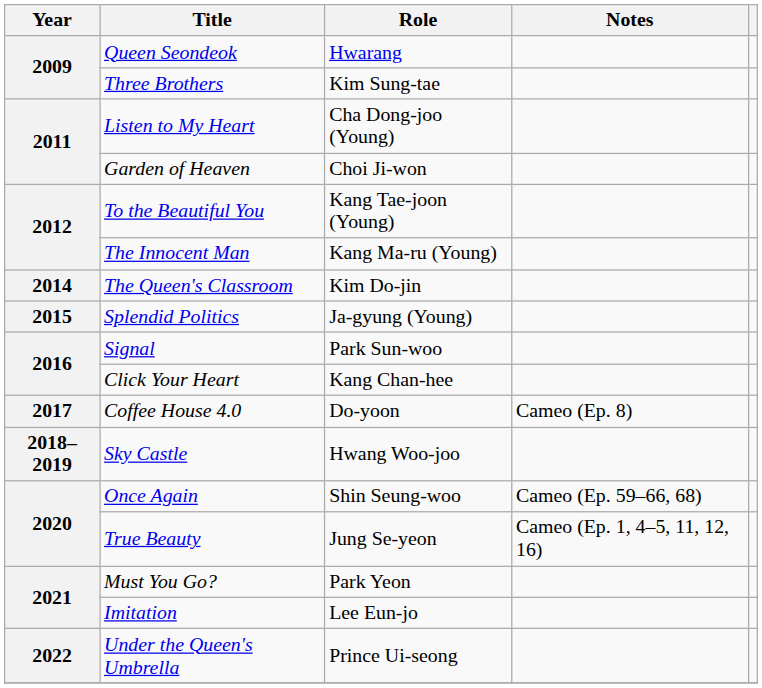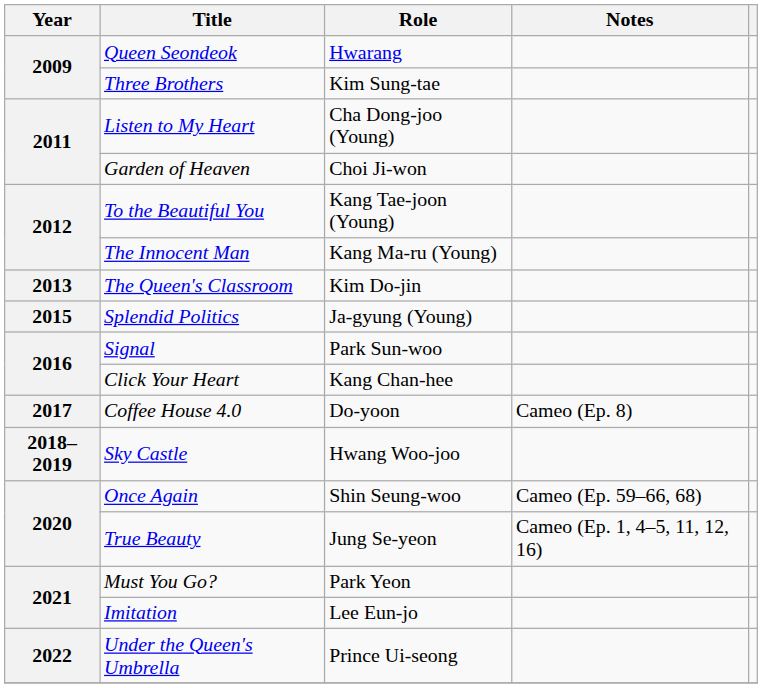(52, 285) 2014 -> (52, 285) 2013
